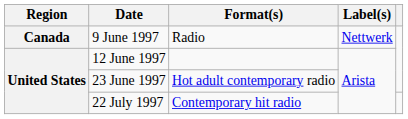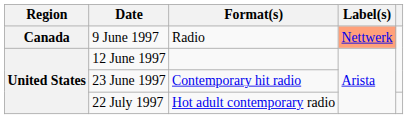(367, 37) no background -> (367, 37) lightsalmon background
(254, 80) Hot adult contemporary radio -> (237, 80) Contemporary hit radio
(237, 102) Contemporary hit radio -> (254, 102) Hot adult contemporary radio
